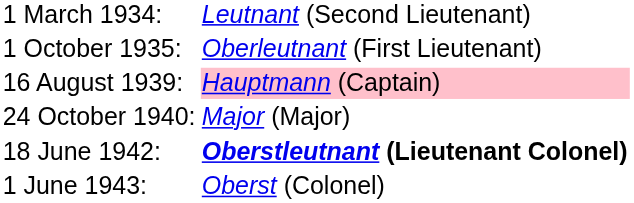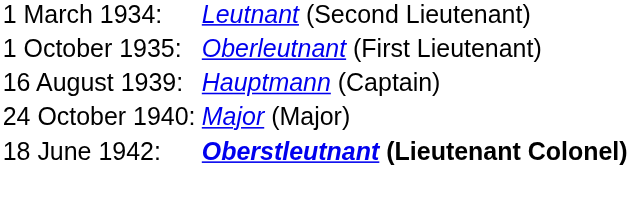(321, 83) pink background -> (321, 83) no background
- row: (75, 186)
